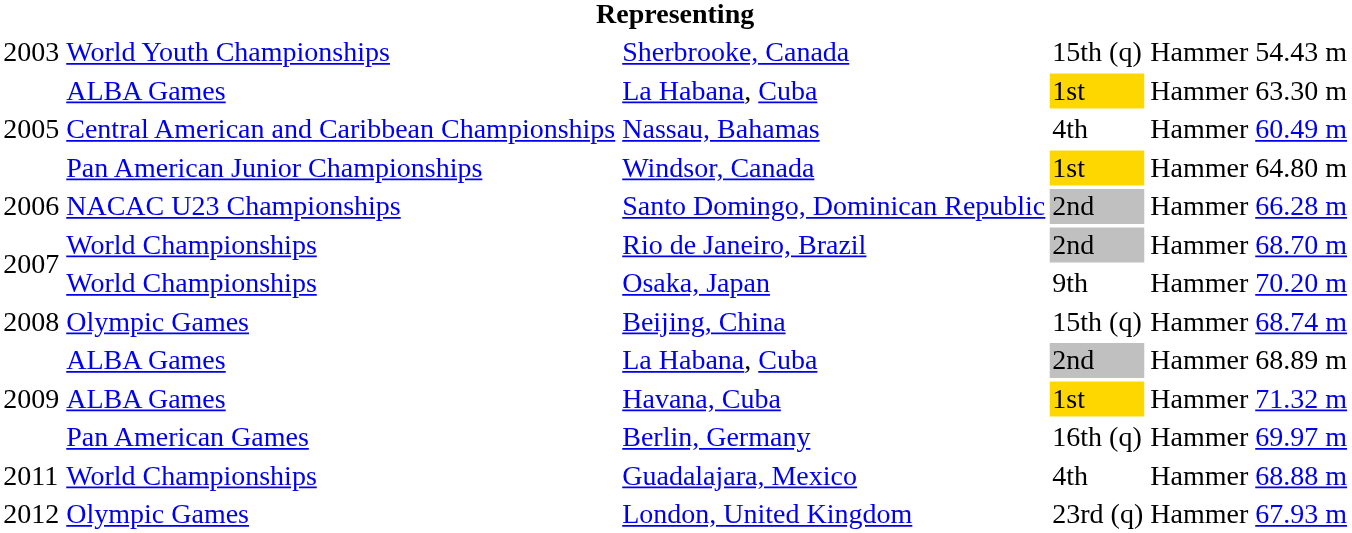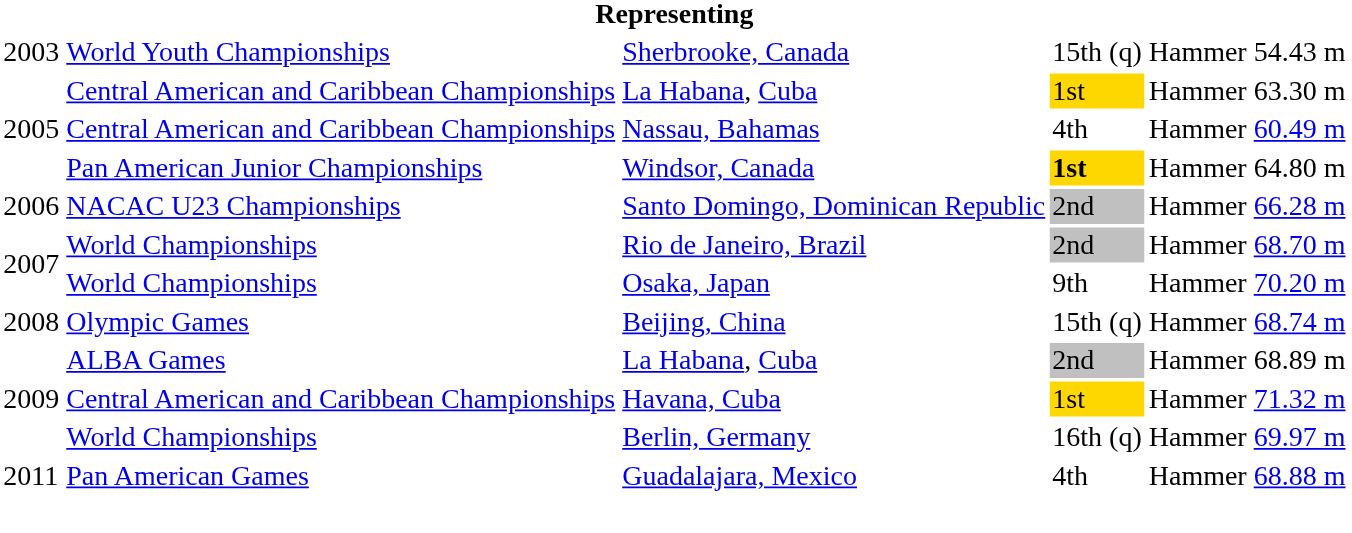(146, 90) ALBA Games -> (341, 90) Central American and Caribbean Championships
(1069, 167) normal -> (1069, 167) bold
(146, 398) ALBA Games -> (341, 398) Central American and Caribbean Championships
(188, 437) Pan American Games -> (192, 437) World Championships
(192, 475) World Championships -> (188, 475) Pan American Games
- row: (31, 514)
